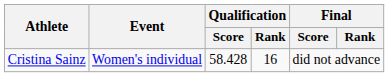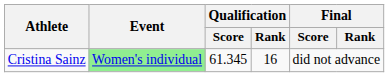(147, 60) no background -> (147, 60) lightgreen background
(228, 60) 58.428 -> (228, 60) 61.345
